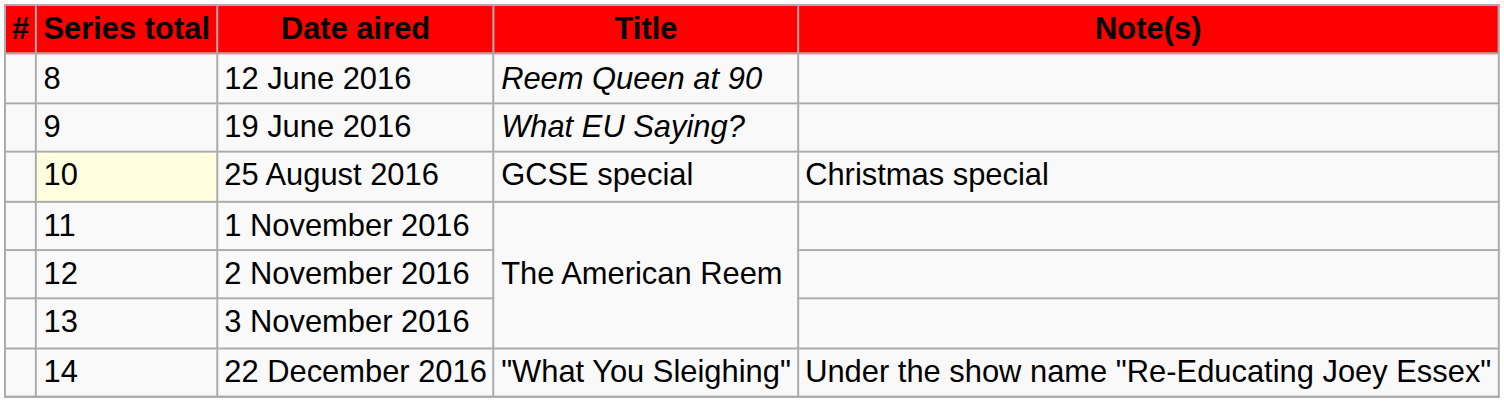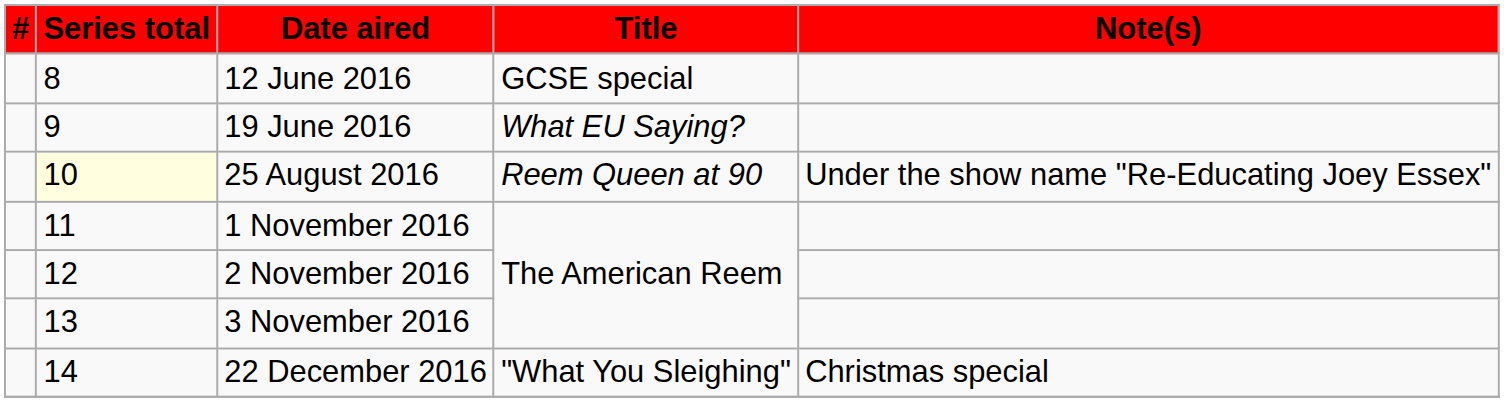(632, 77) Reem Queen at 90 -> (597, 77) GCSE special
(597, 175) GCSE special -> (632, 175) Reem Queen at 90
(927, 175) Christmas special -> (1148, 175) Under the show name "Re-Educating Joey Essex"
(1148, 371) Under the show name "Re-Educating Joey Essex" -> (927, 371) Christmas special
